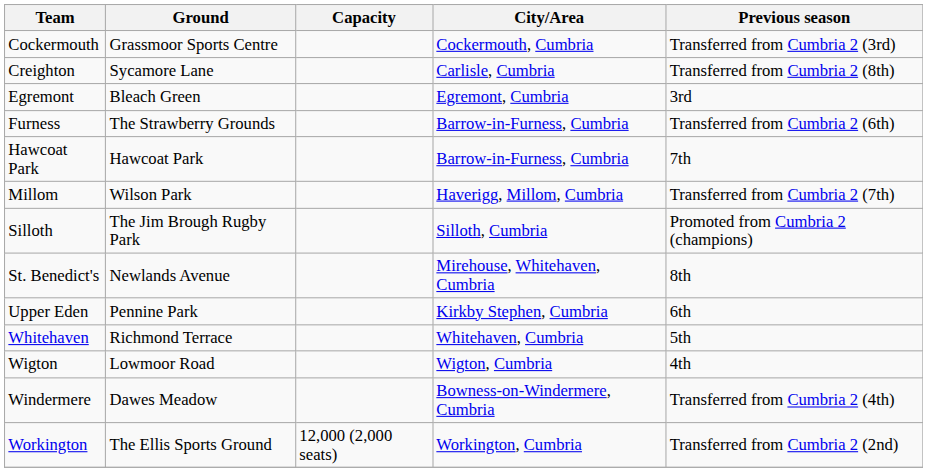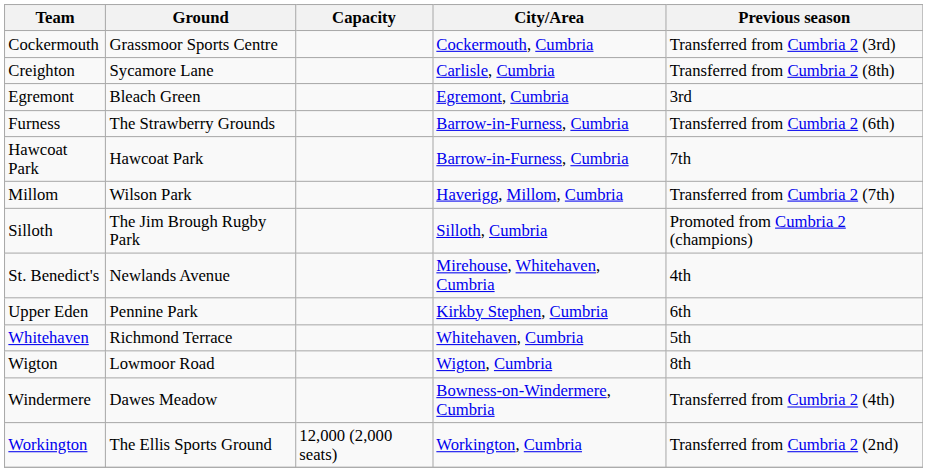(680, 275) 8th -> (680, 275) 4th
(680, 364) 4th -> (680, 364) 8th
